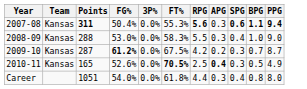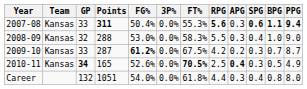+ column: (86, 11)
